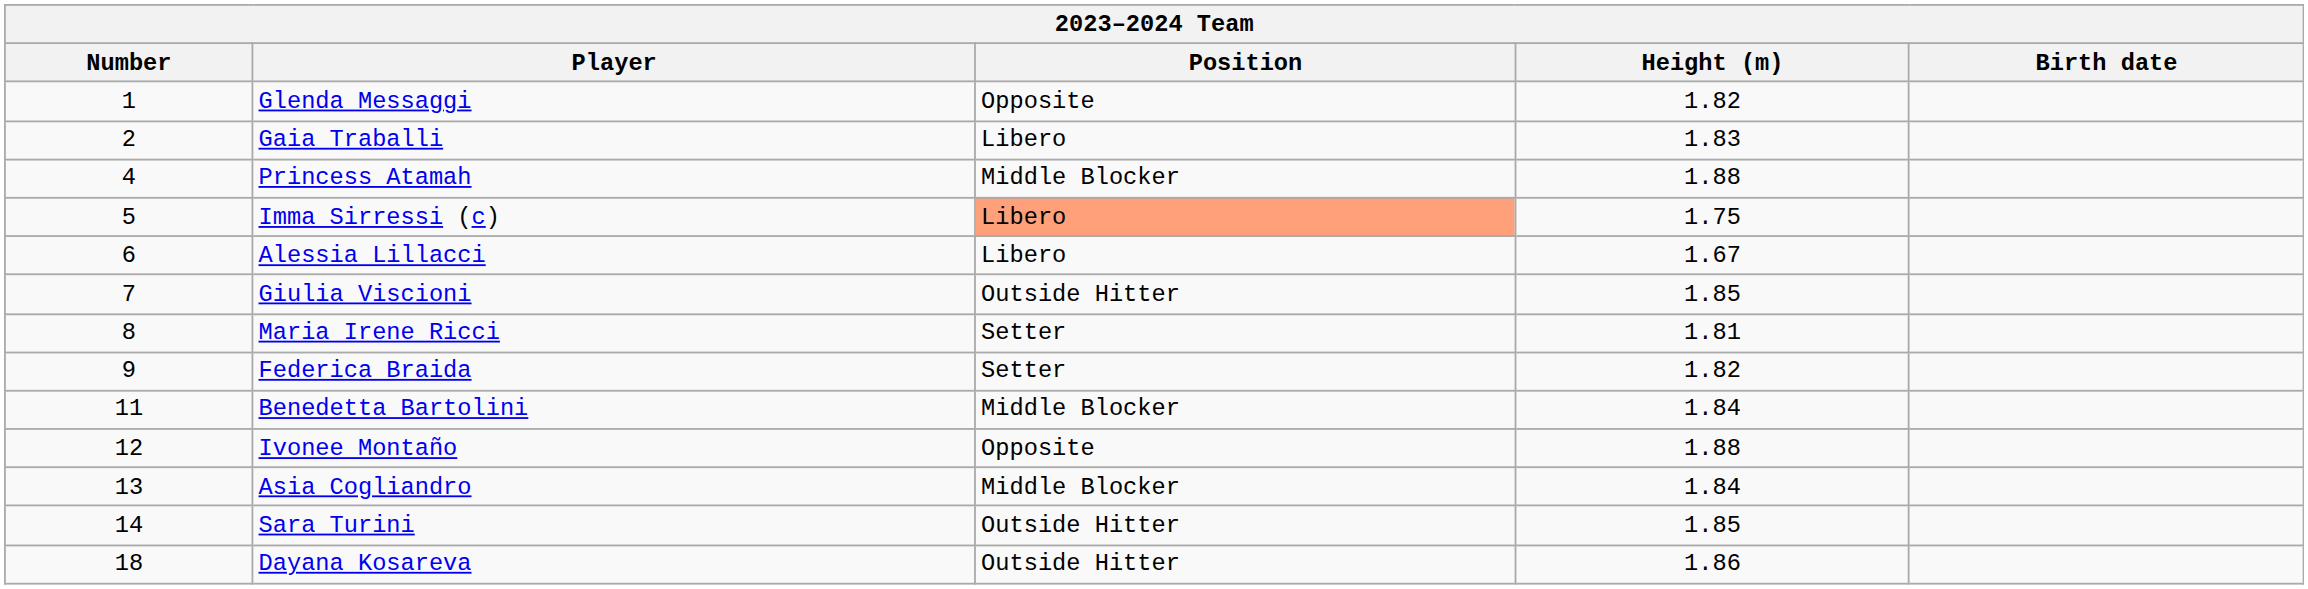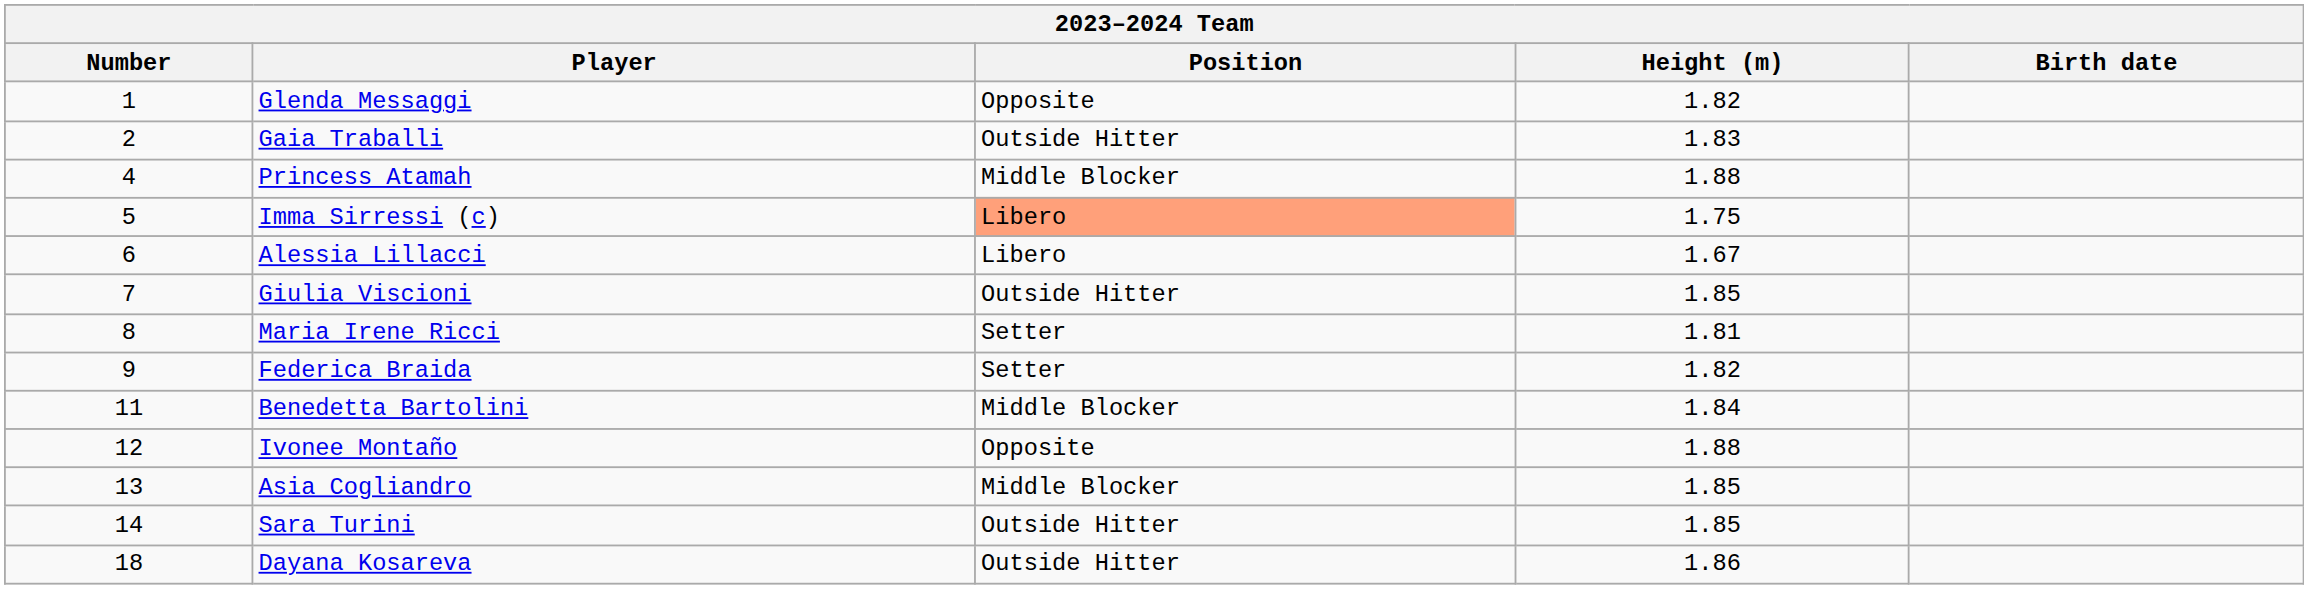(1024, 140) Libero -> (1081, 140) Outside Hitter
(1712, 487) 1.84 -> (1712, 487) 1.85
